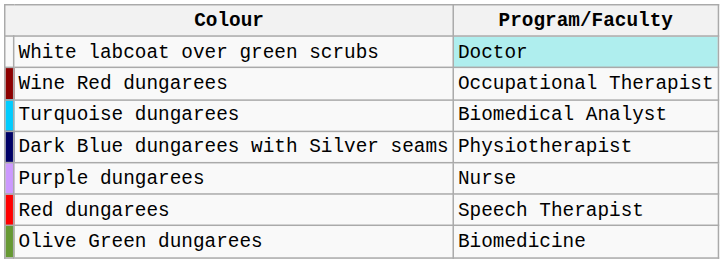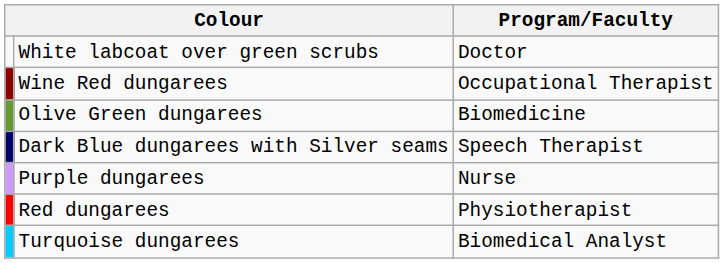(493, 52) paleturquoise background -> (493, 52) no background
rows swapped: (141, 242) <-> (129, 115)
(545, 147) Physiotherapist -> (551, 147) Speech Therapist
(551, 210) Speech Therapist -> (545, 210) Physiotherapist
